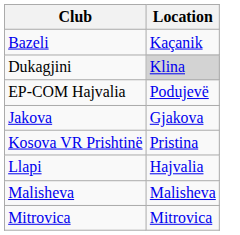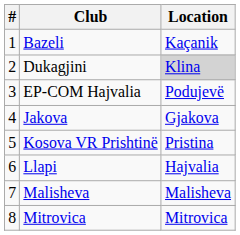+ column: (12, 17)
